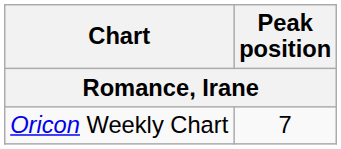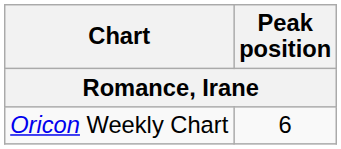(285, 125) 7 -> (285, 125) 6
